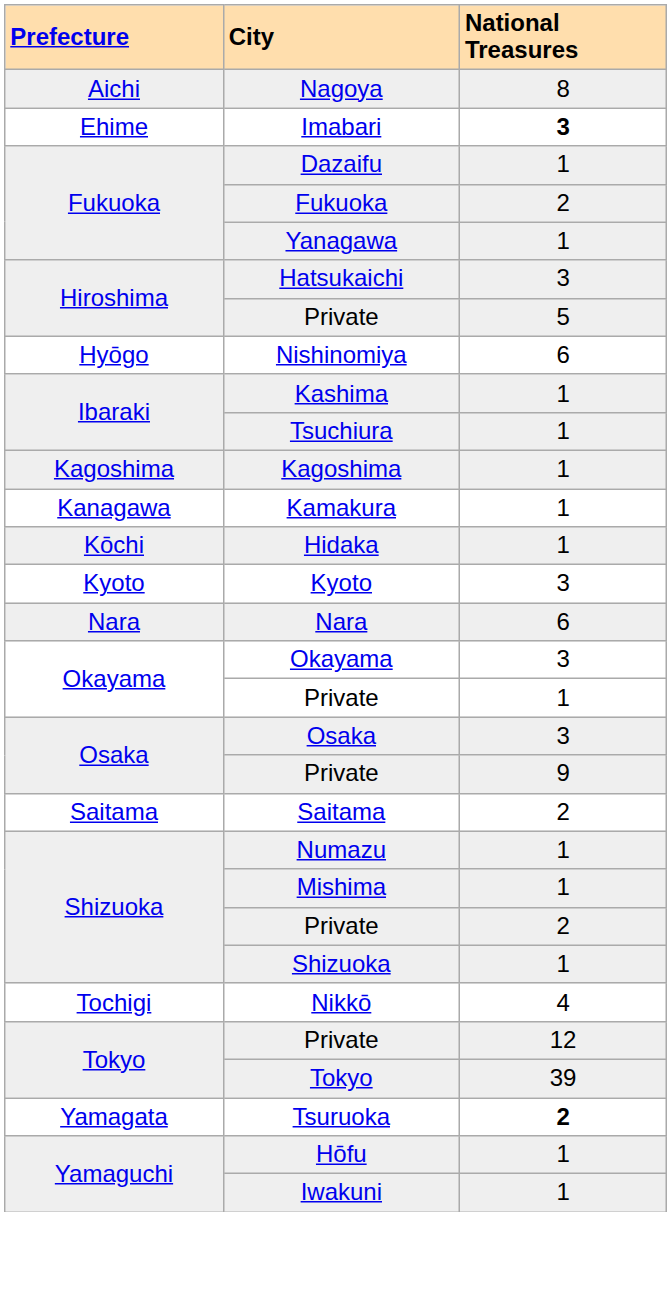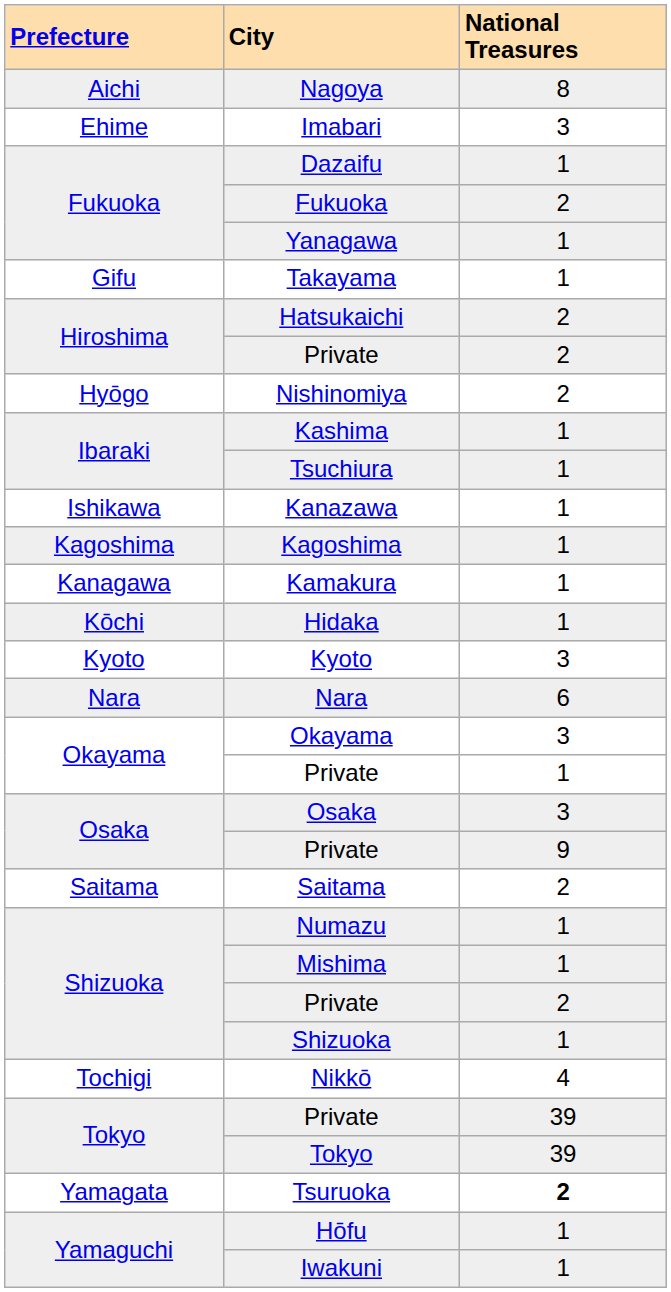(563, 126) bold -> (563, 126) normal
+ row: (114, 278)
(563, 278) 3 -> (563, 316) 2
(563, 316) 5 -> (563, 355) 2
(563, 355) 6 -> (563, 393) 2
+ row: (114, 507)
(563, 1040) 12 -> (563, 1116) 39
